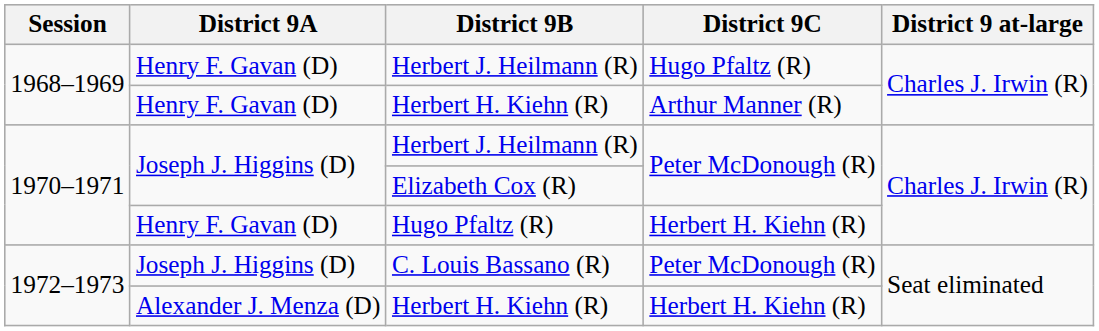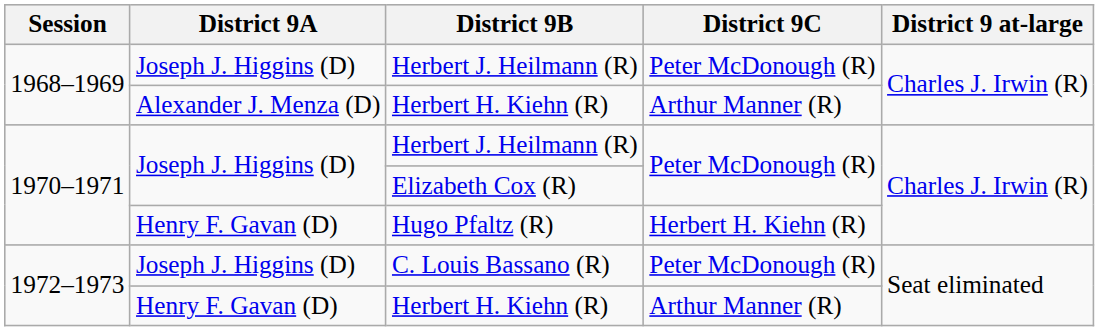(237, 64) Henry F. Gavan (D) -> (246, 64) Joseph J. Higgins (D)
(730, 64) Hugo Pfaltz (R) -> (762, 64) Peter McDonough (R)
(237, 104) Henry F. Gavan (D) -> (258, 104) Alexander J. Menza (D)
(258, 305) Alexander J. Menza (D) -> (237, 305) Henry F. Gavan (D)
(757, 305) Herbert H. Kiehn (R) -> (746, 305) Arthur Manner (R)
